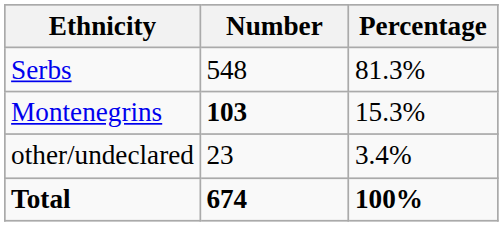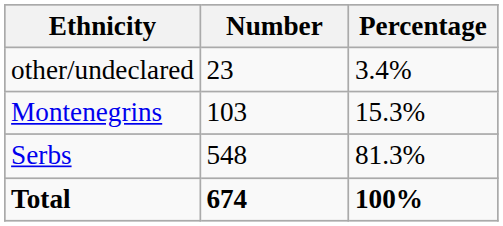rows swapped: (41, 69) <-> (102, 155)
(227, 112) bold -> (227, 112) normal
